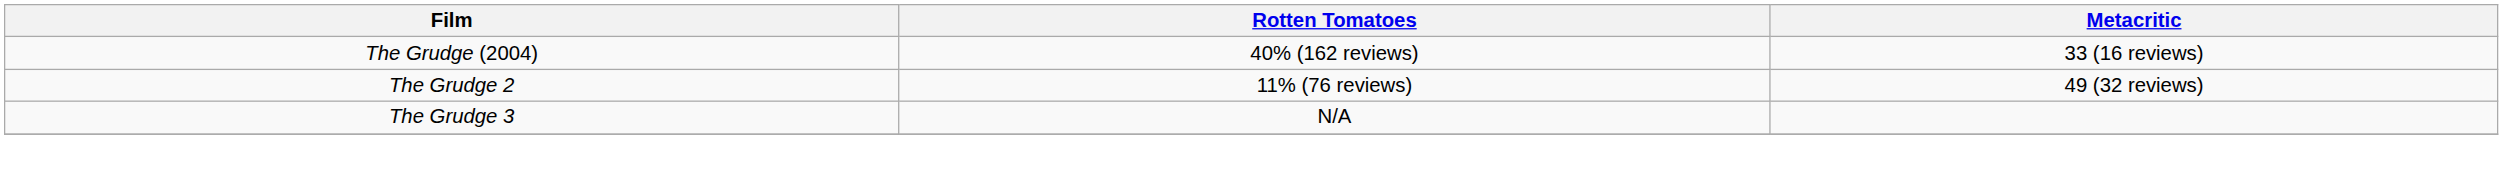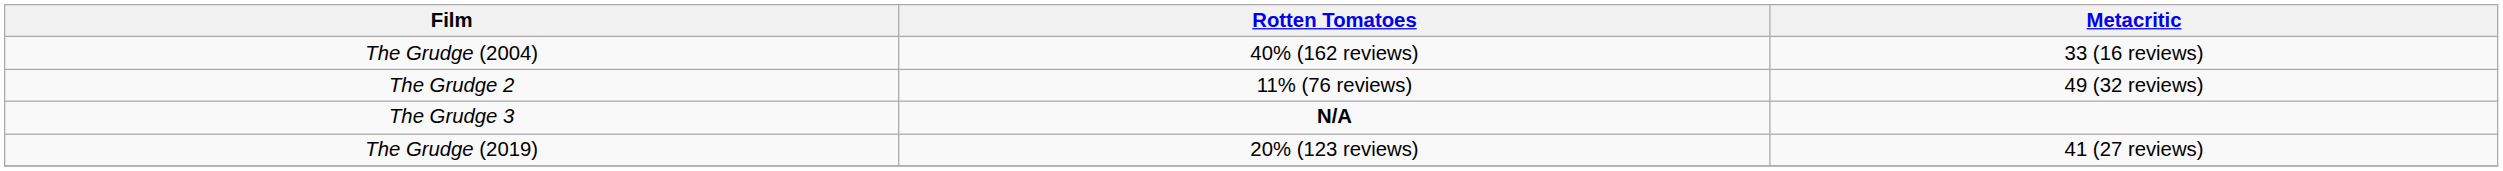(1334, 117) normal -> (1334, 117) bold
+ row: (452, 149)
